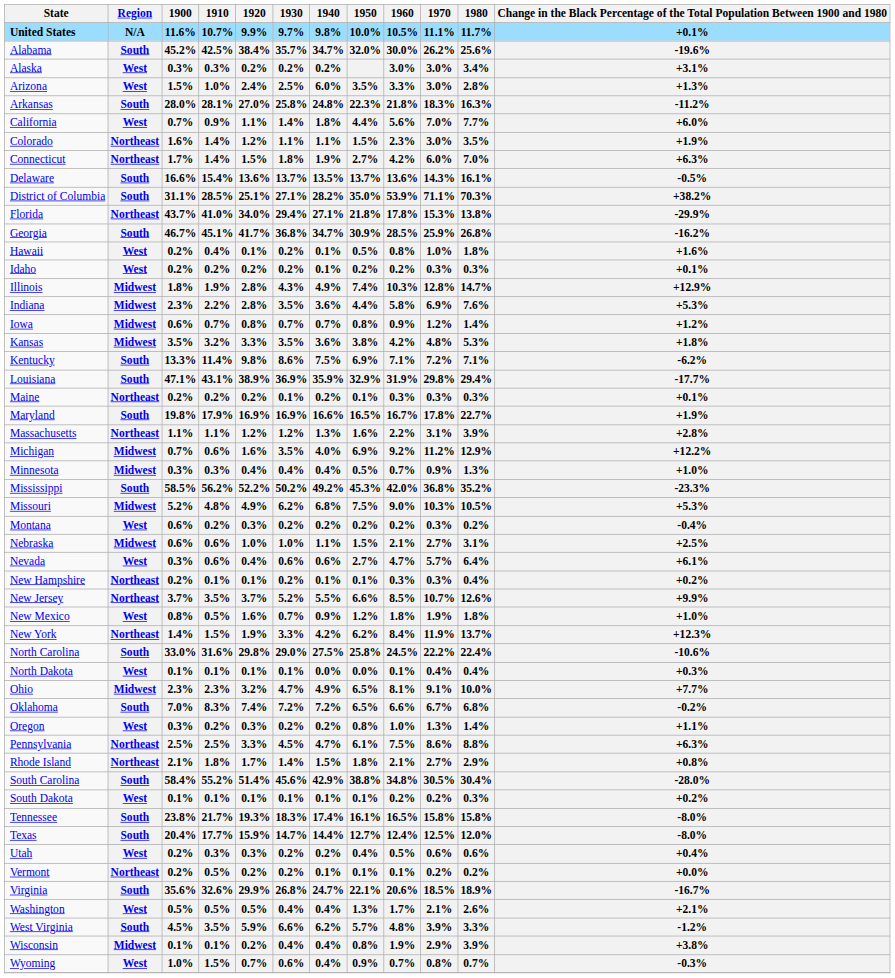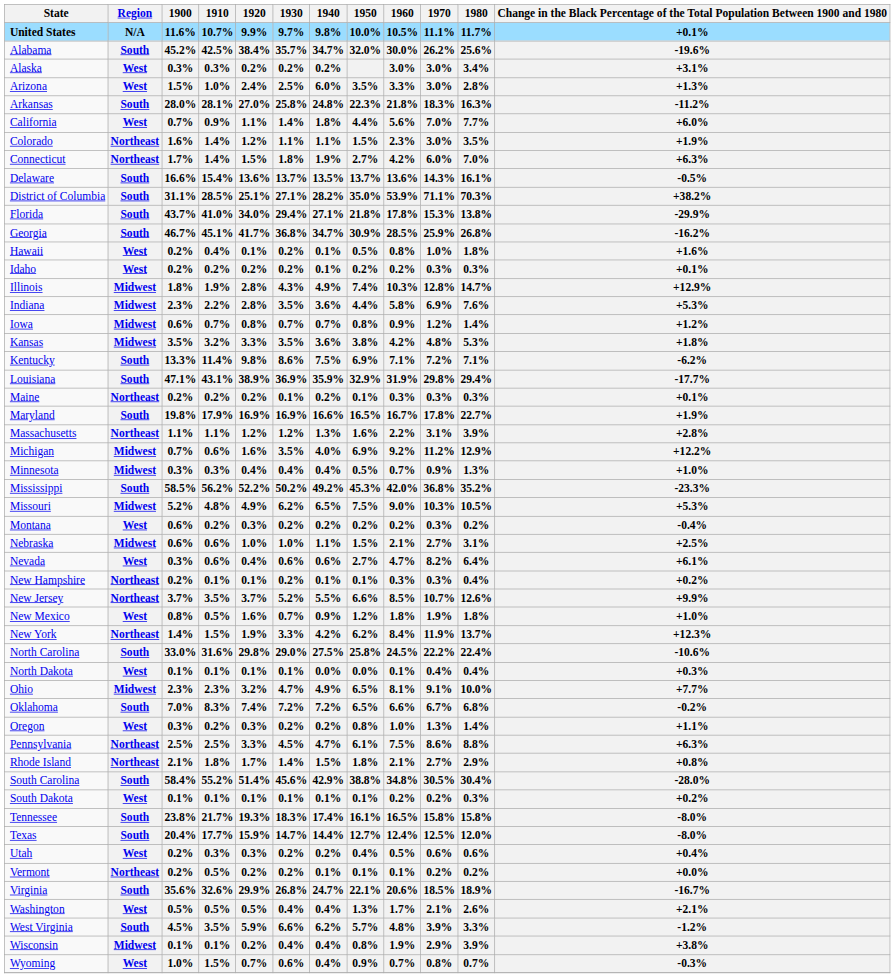(135, 214) Northeast -> (135, 214) South
(328, 506) 6.8% -> (328, 506) 6.5%
(439, 561) 5.7% -> (439, 561) 8.2%
